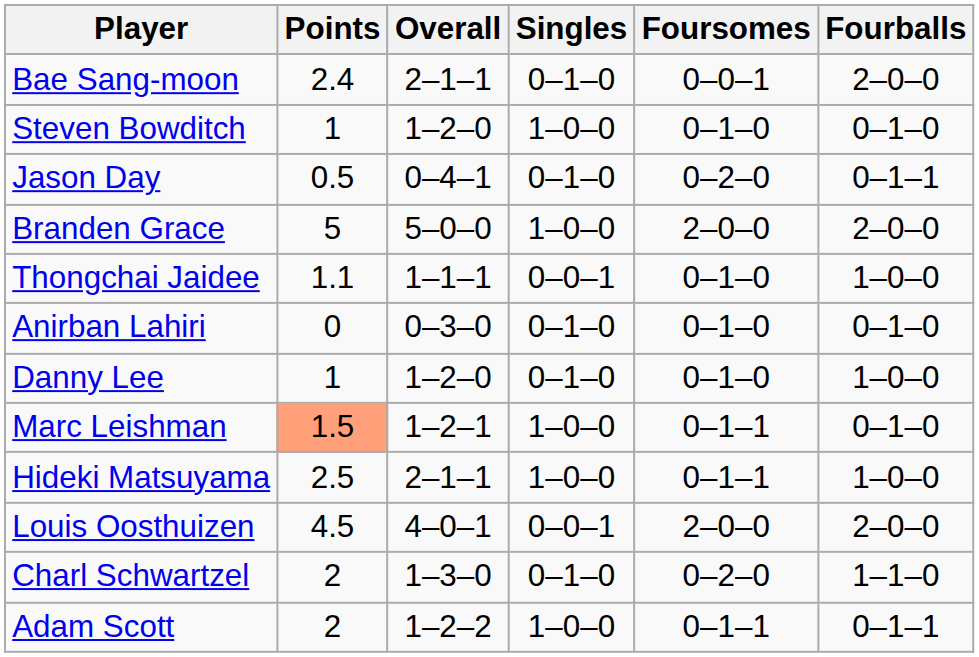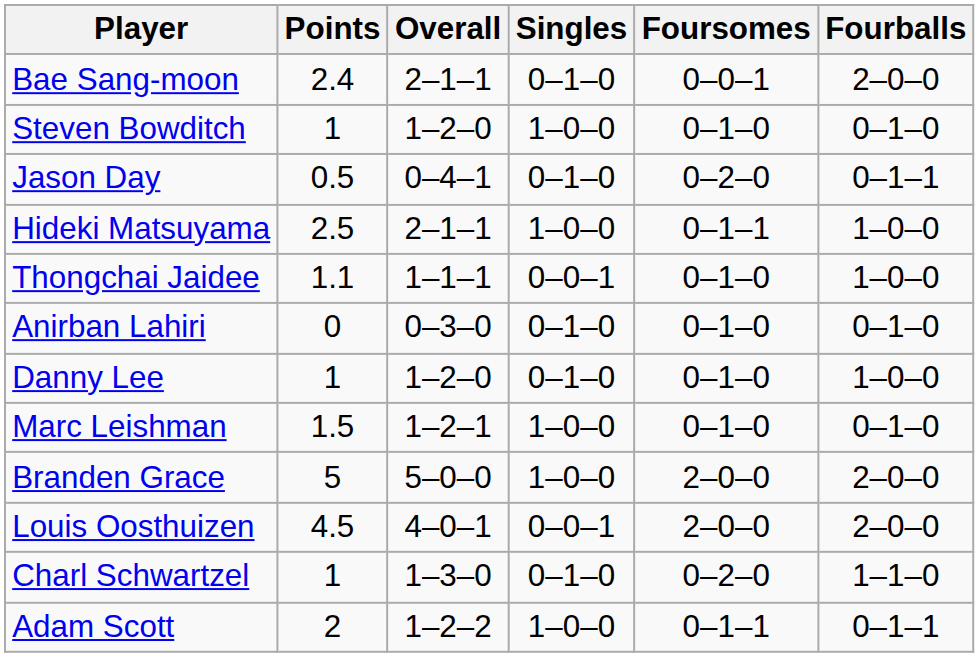rows swapped: (119, 228) <-> (141, 476)
(333, 427) lightsalmon background -> (333, 427) no background
(726, 427) 0–1–1 -> (726, 427) 0–1–0
(333, 576) 2 -> (333, 576) 1
